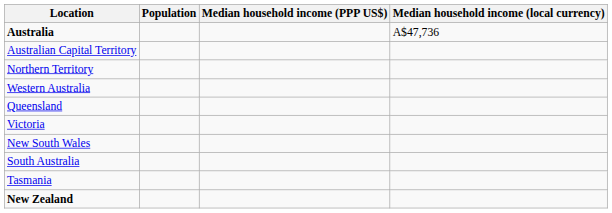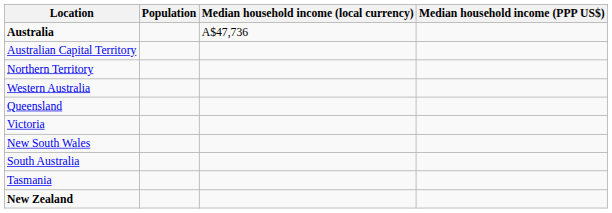columns swapped: (499, 13) <-> (295, 13)
